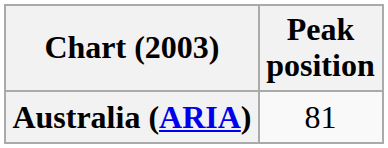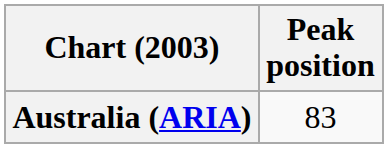(320, 116) 81 -> (320, 116) 83
